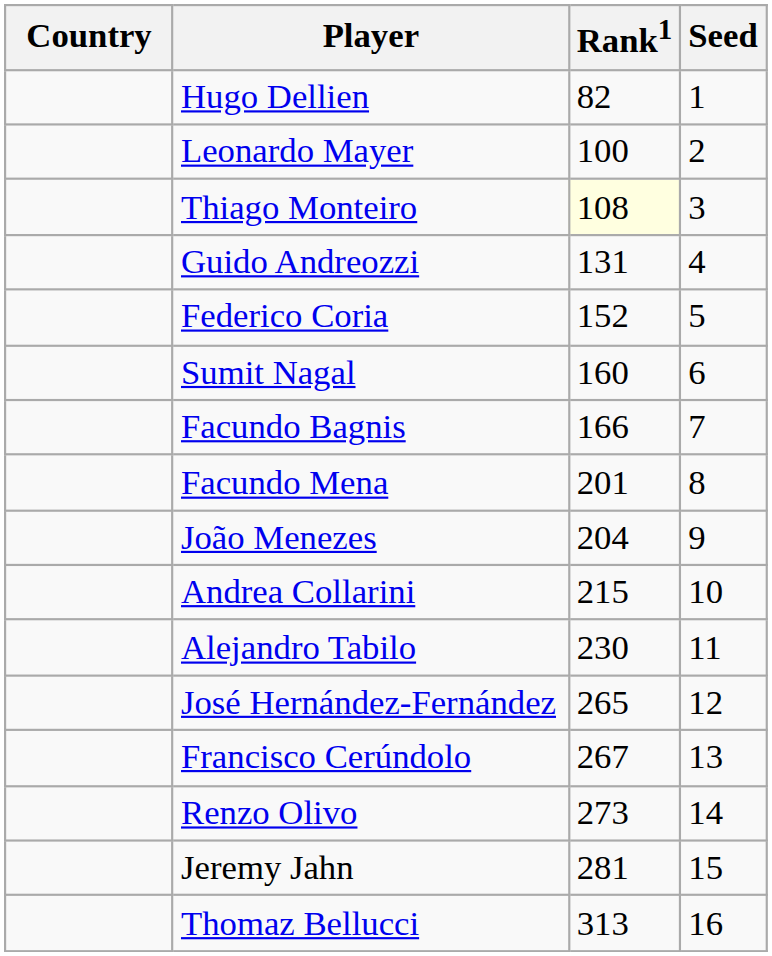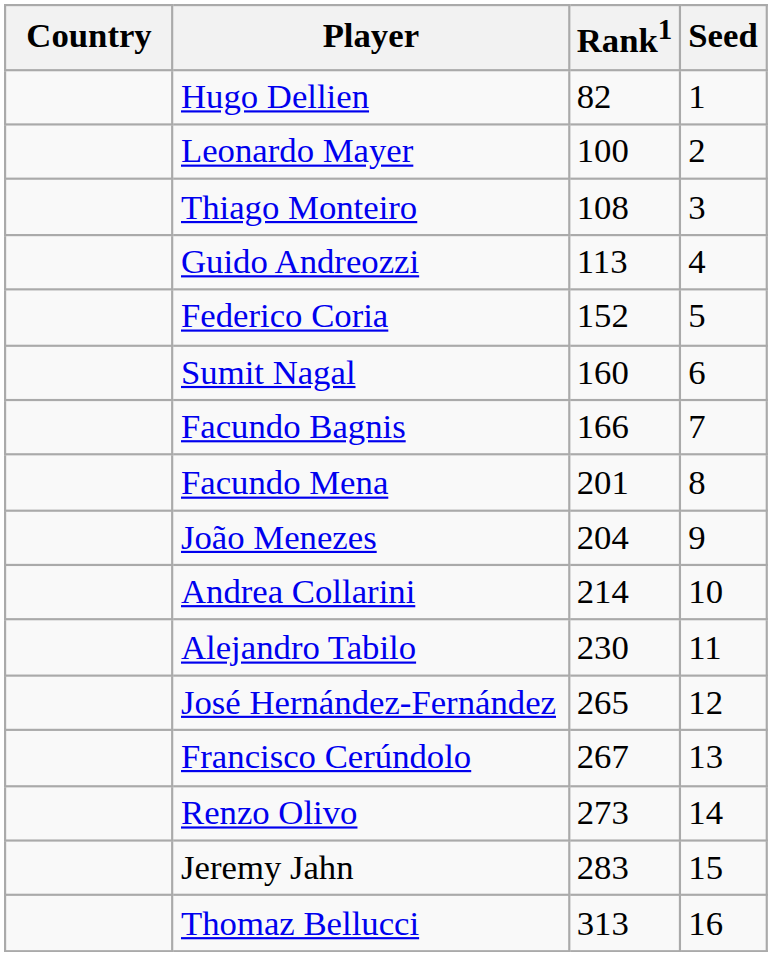(603, 206) lightyellow background -> (603, 206) no background
(603, 261) 131 -> (602, 261) 113
(603, 592) 215 -> (603, 592) 214
(603, 867) 281 -> (603, 867) 283
